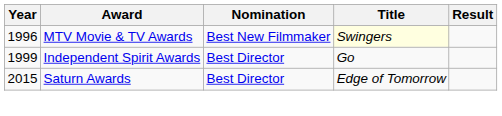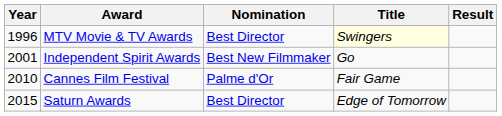(268, 36) Best New Filmmaker -> (245, 36) Best Director
(22, 57) 1999 -> (22, 57) 2001
(245, 57) Best Director -> (268, 57) Best New Filmmaker
+ row: (106, 79)
